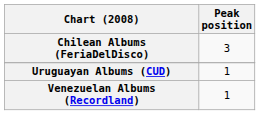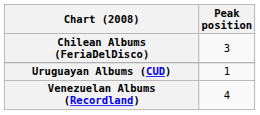(227, 95) 1 -> (227, 95) 4
